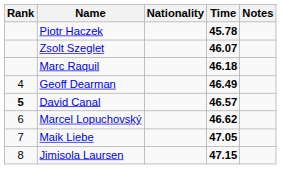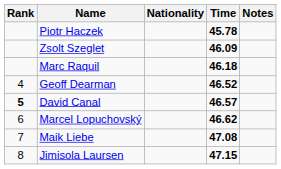(223, 48) 46.07 -> (223, 48) 46.09
(223, 84) 46.49 -> (223, 84) 46.52
(223, 137) 47.05 -> (223, 137) 47.08
